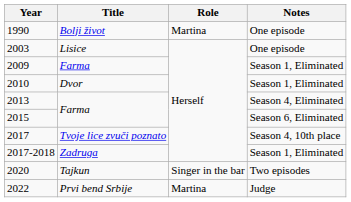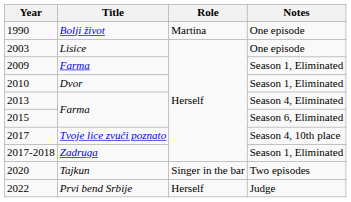(189, 188) Martina -> (188, 188) Herself
